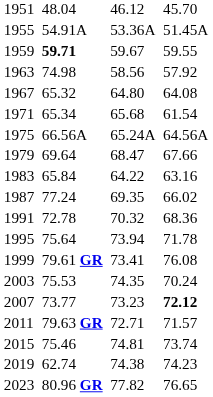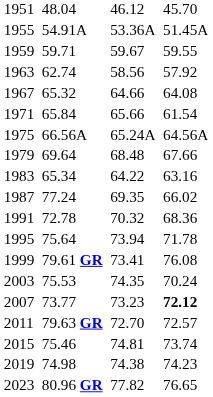(59, 51) bold -> (59, 51) normal
(59, 72) 74.98 -> (59, 72) 62.74
(127, 93) 64.80 -> (127, 93) 64.66
(59, 113) 65.34 -> (59, 113) 65.84
(127, 113) 65.68 -> (127, 113) 65.66
(127, 155) 68.47 -> (127, 155) 68.48
(59, 176) 65.84 -> (59, 176) 65.34
(127, 322) 72.71 -> (127, 322) 72.70
(180, 322) 71.57 -> (180, 322) 72.57
(59, 364) 62.74 -> (59, 364) 74.98
